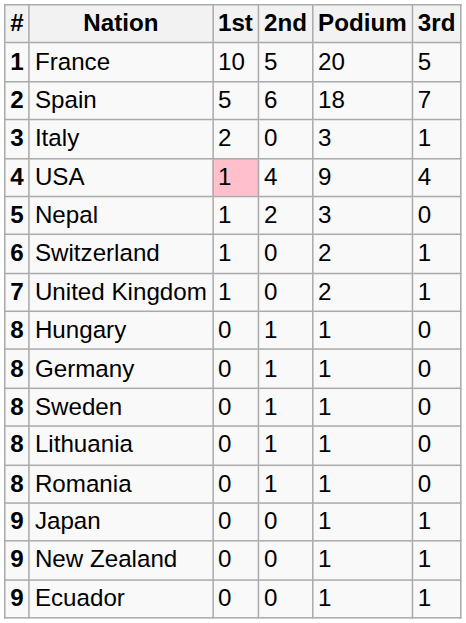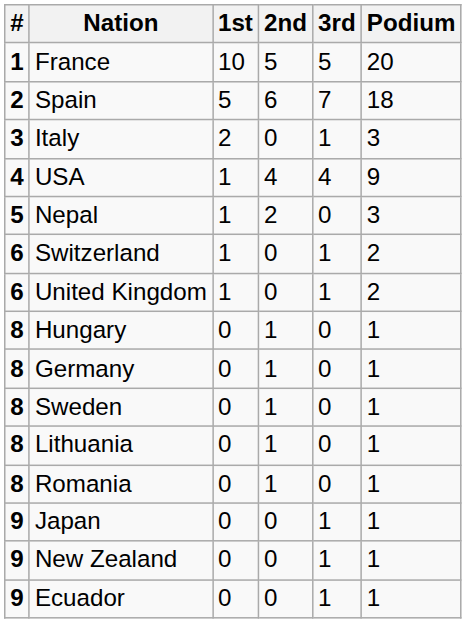columns swapped: (437, 23) <-> (362, 23)
(225, 176) pink background -> (225, 176) no background
(17, 291) 7 -> (17, 291) 6
